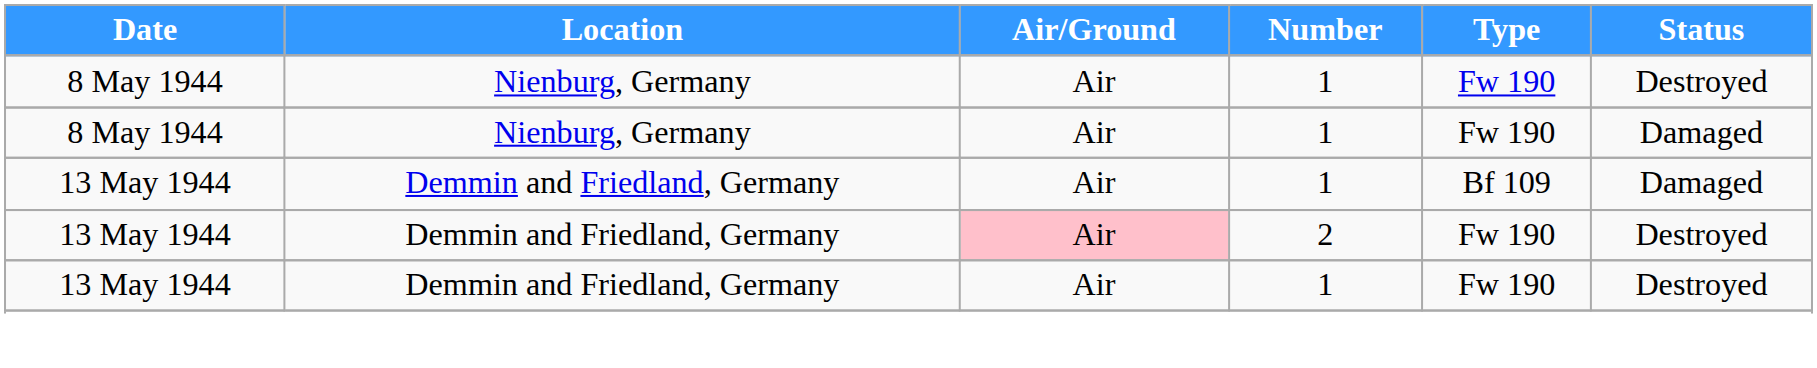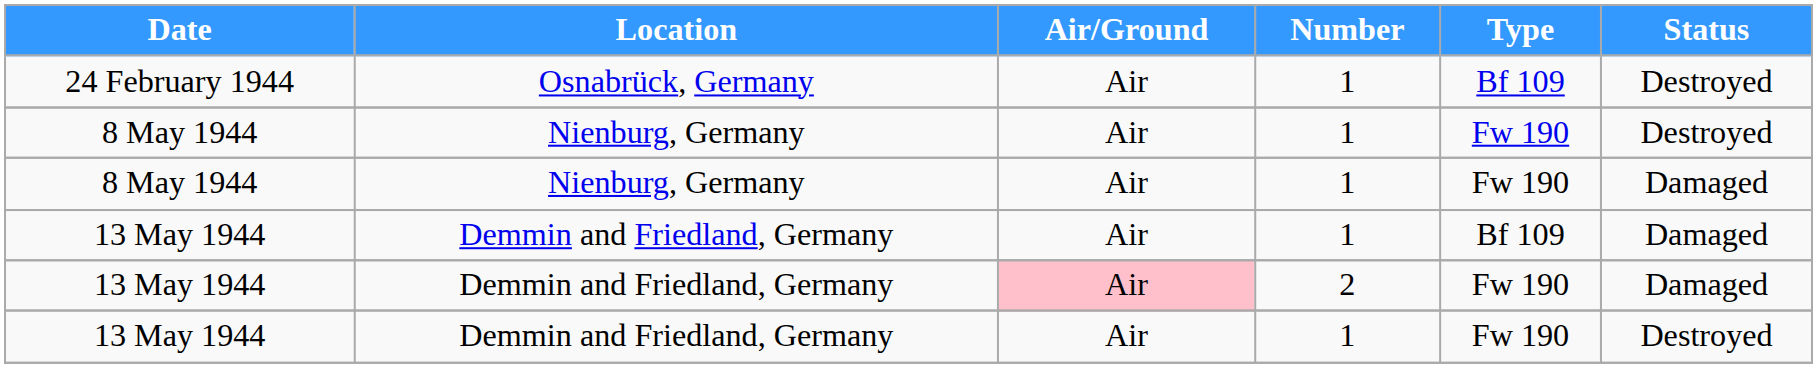+ row: (180, 81)
(1701, 234) Destroyed -> (1707, 285) Damaged
